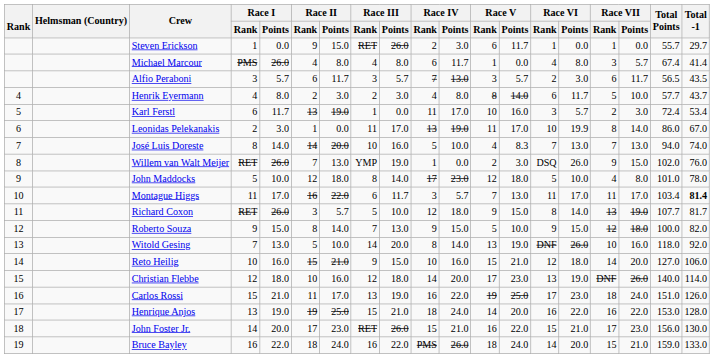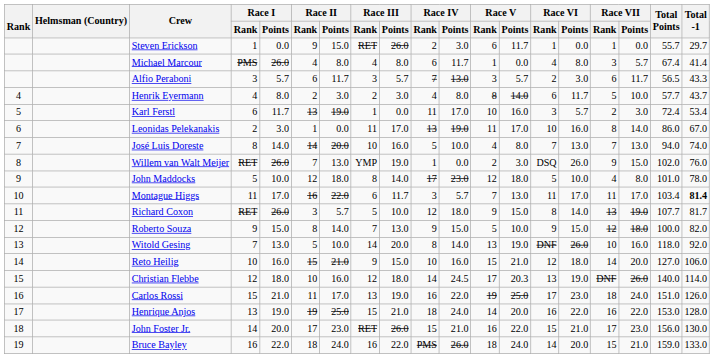(698, 79) 43.5 -> (698, 79) 43.3
(579, 129) 19.9 -> (579, 129) 16.0
(522, 146) 8.3 -> (522, 146) 8.0
(460, 279) 20.0 -> (460, 279) 24.5
(520, 279) 23.0 -> (520, 279) 20.3
